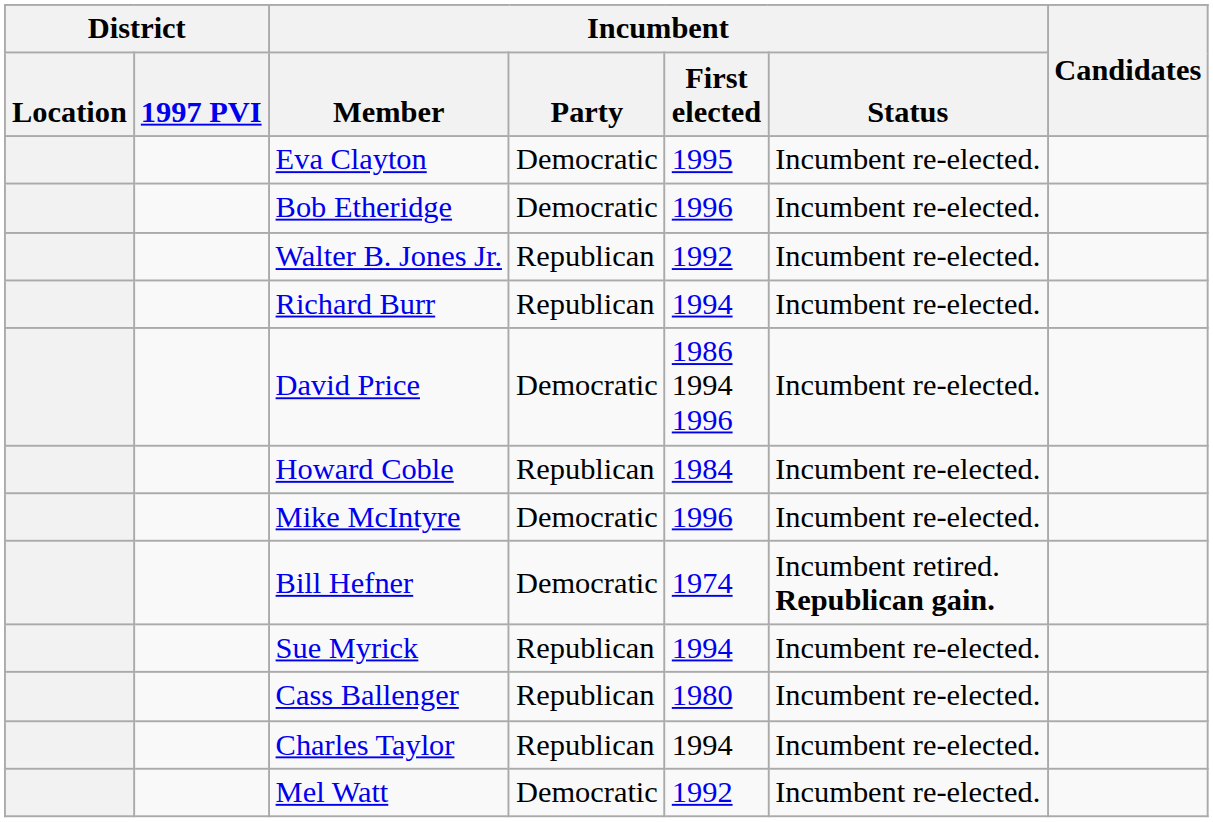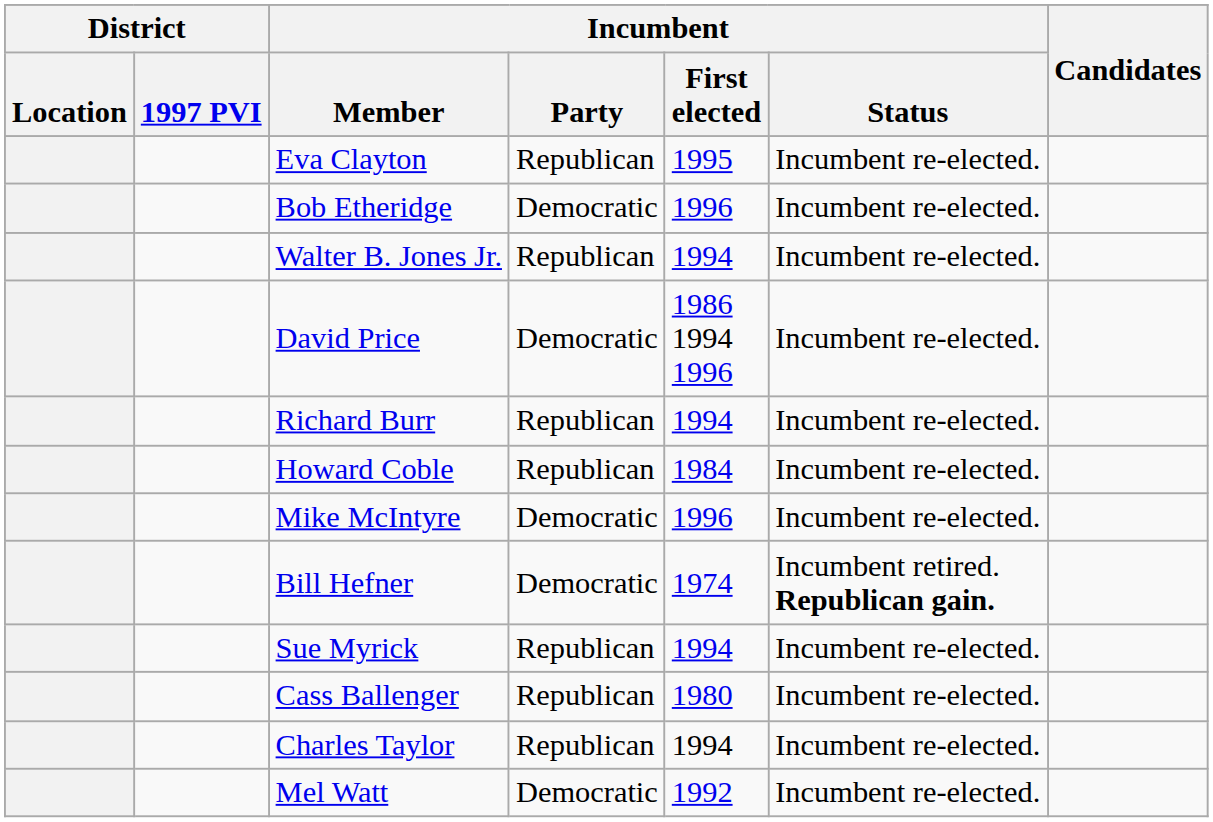(587, 159) Democratic -> (585, 159) Republican
(702, 255) 1992 -> (702, 255) 1994
rows swapped: (348, 386) <-> (355, 303)
